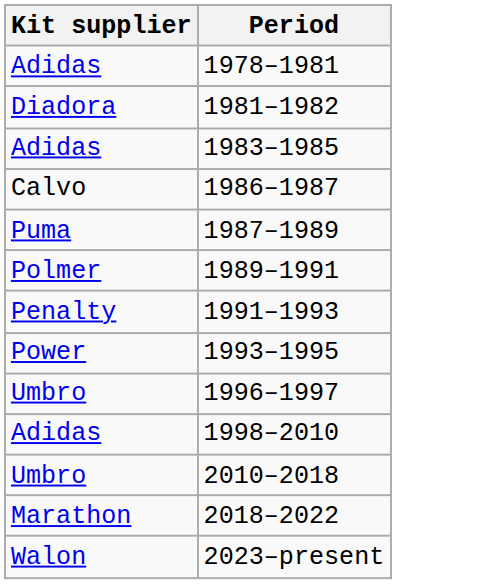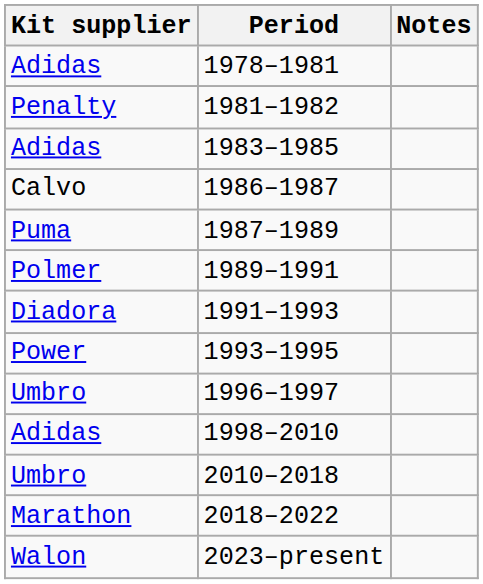+ column: (434, 25)
(64, 107) Diadora -> (64, 107) Penalty
(64, 312) Penalty -> (64, 312) Diadora
